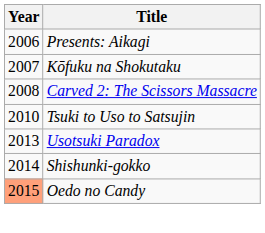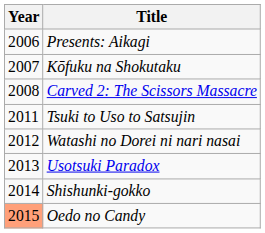(24, 116) 2010 -> (23, 116) 2011
+ row: (143, 141)
